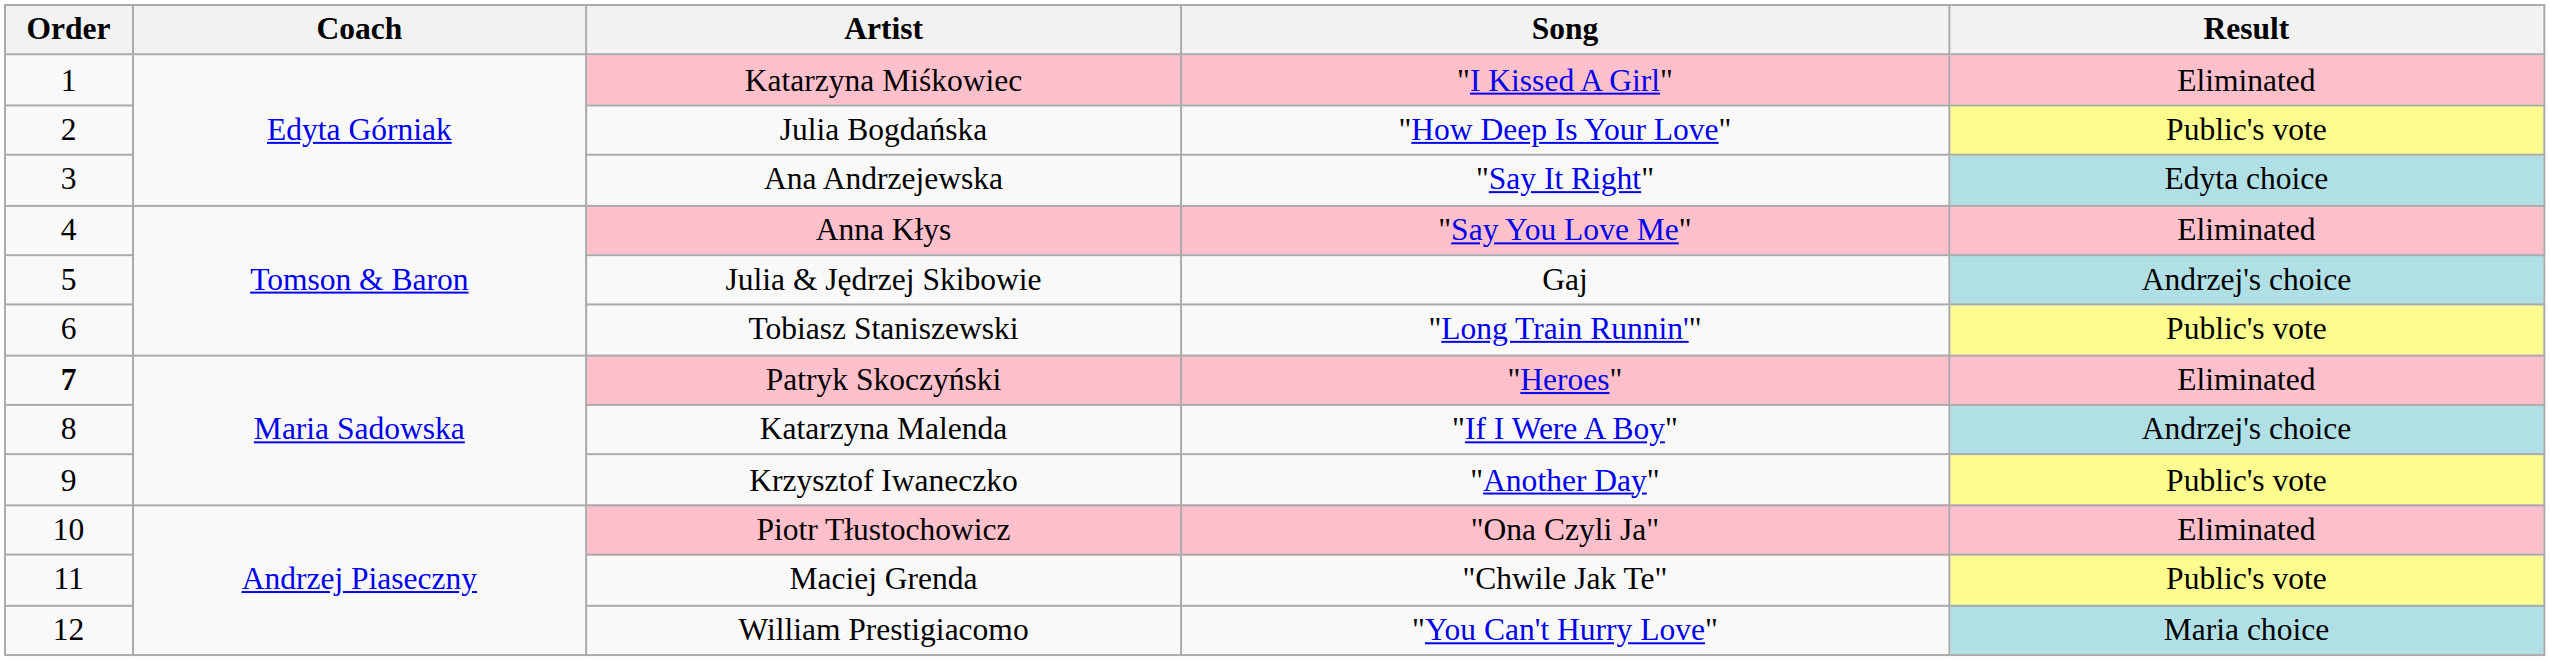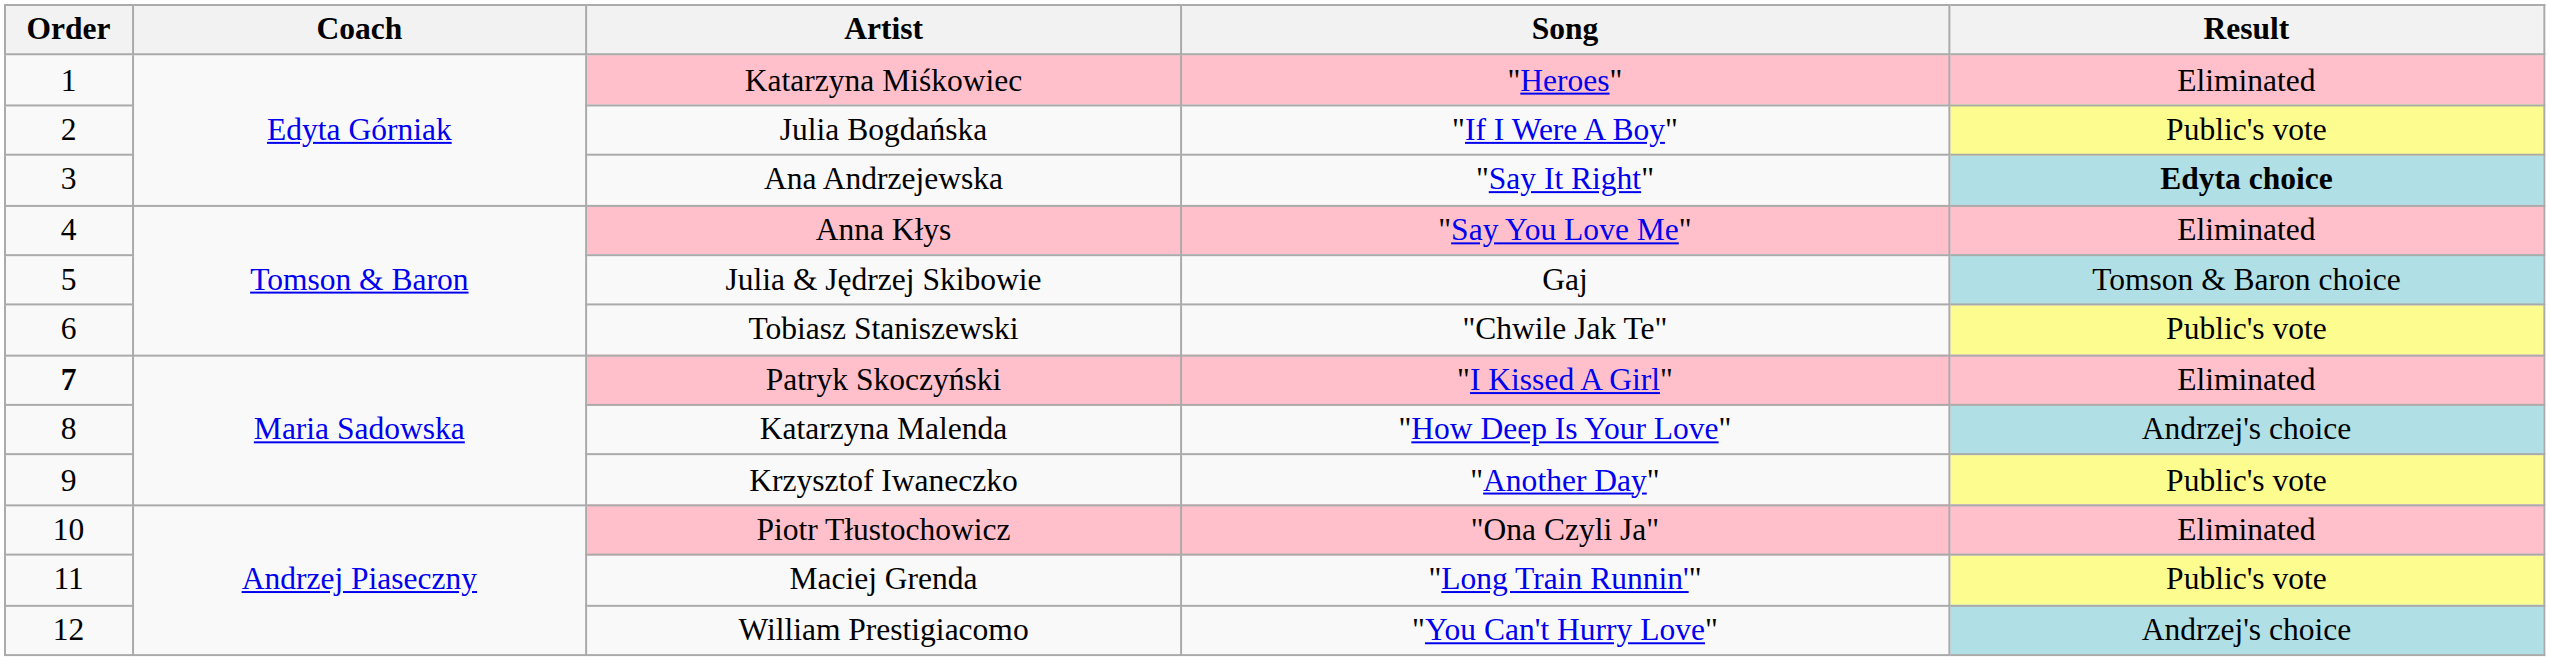(1565, 79) "I Kissed A Girl" -> (1565, 79) "Heroes"
(1565, 129) "How Deep Is Your Love" -> (1565, 129) "If I Were A Boy"
(2246, 179) normal -> (2246, 179) bold
(2246, 279) Andrzej's choice -> (2246, 279) Tomson & Baron choice
(1565, 329) "Long Train Runnin'" -> (1565, 329) "Chwile Jak Te"
(1565, 379) "Heroes" -> (1565, 379) "I Kissed A Girl"
(1565, 429) "If I Were A Boy" -> (1565, 429) "How Deep Is Your Love"
(1565, 579) "Chwile Jak Te" -> (1565, 579) "Long Train Runnin'"
(2246, 629) Maria choice -> (2246, 629) Andrzej's choice
